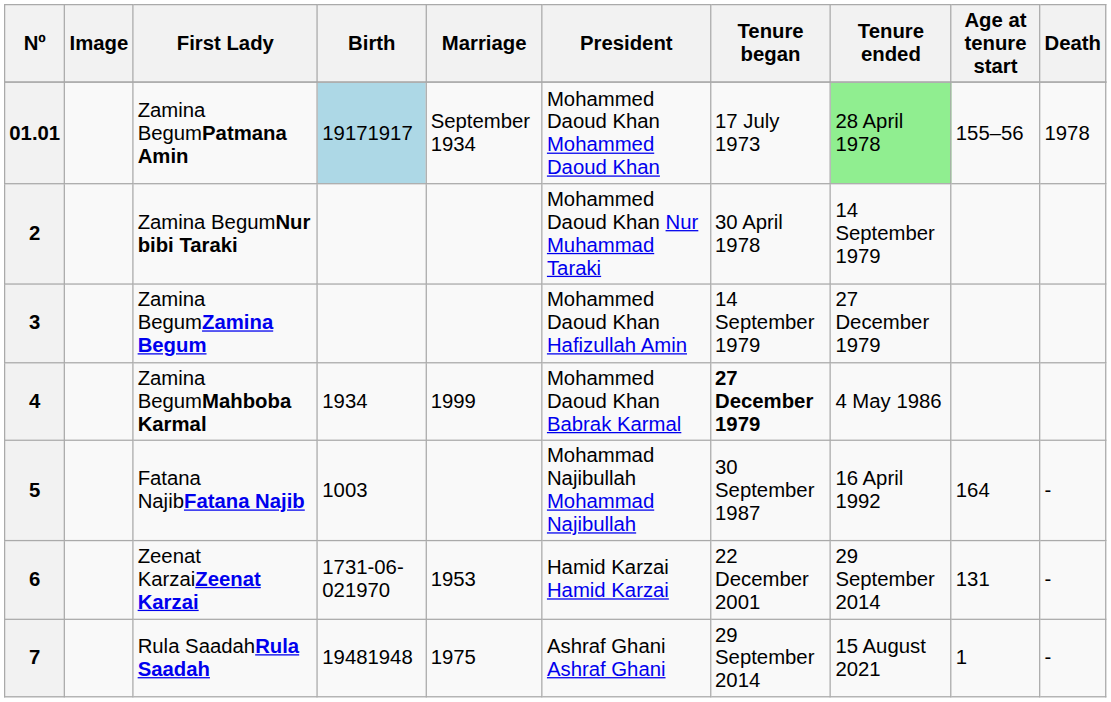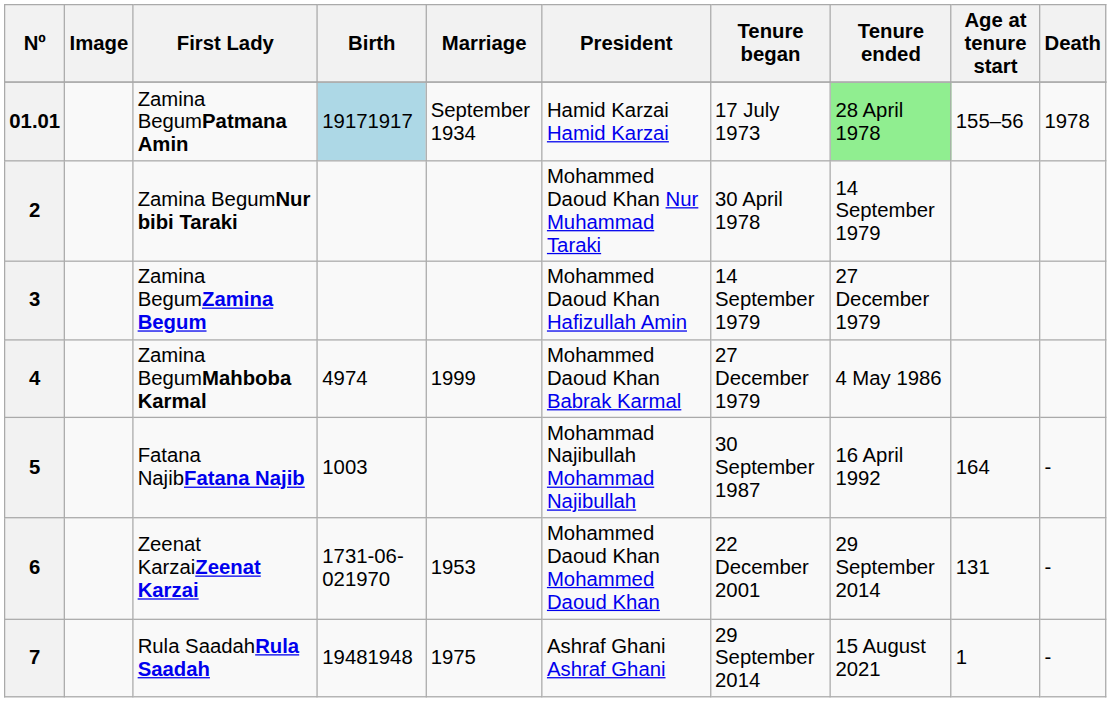(603, 132) Mohammed Daoud Khan Mohammed Daoud Khan -> (608, 121) Hamid Karzai Hamid Karzai
(345, 400) 1934 -> (345, 378) 4974
(764, 400) bold -> (762, 378) normal
(608, 579) Hamid Karzai Hamid Karzai -> (603, 568) Mohammed Daoud Khan Mohammed Daoud Khan
